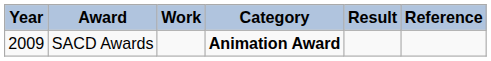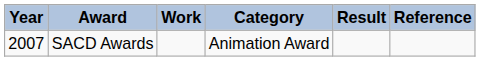(26, 43) 2009 -> (26, 43) 2007
(275, 43) bold -> (269, 43) normal
